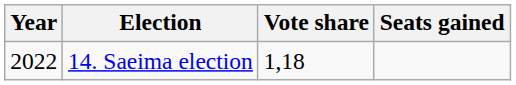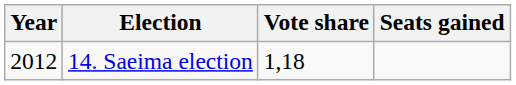(34, 60) 2022 -> (34, 60) 2012
